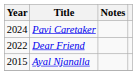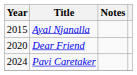rows swapped: (61, 62) <-> (64, 29)
(17, 45) 2022 -> (17, 45) 2020
